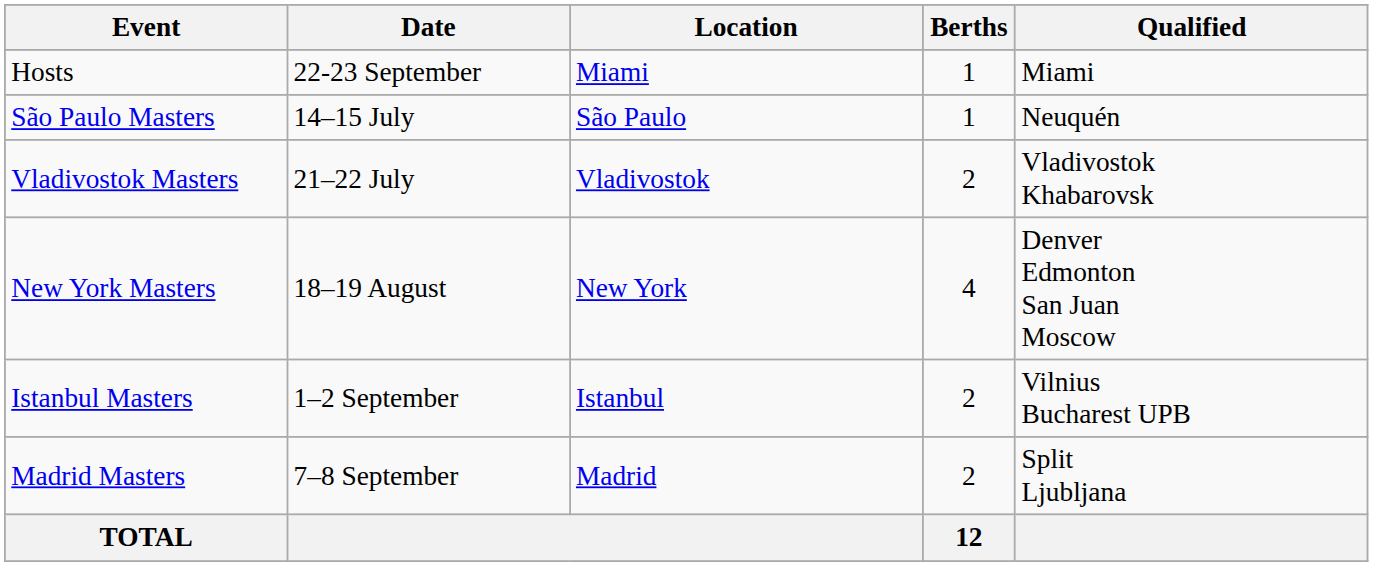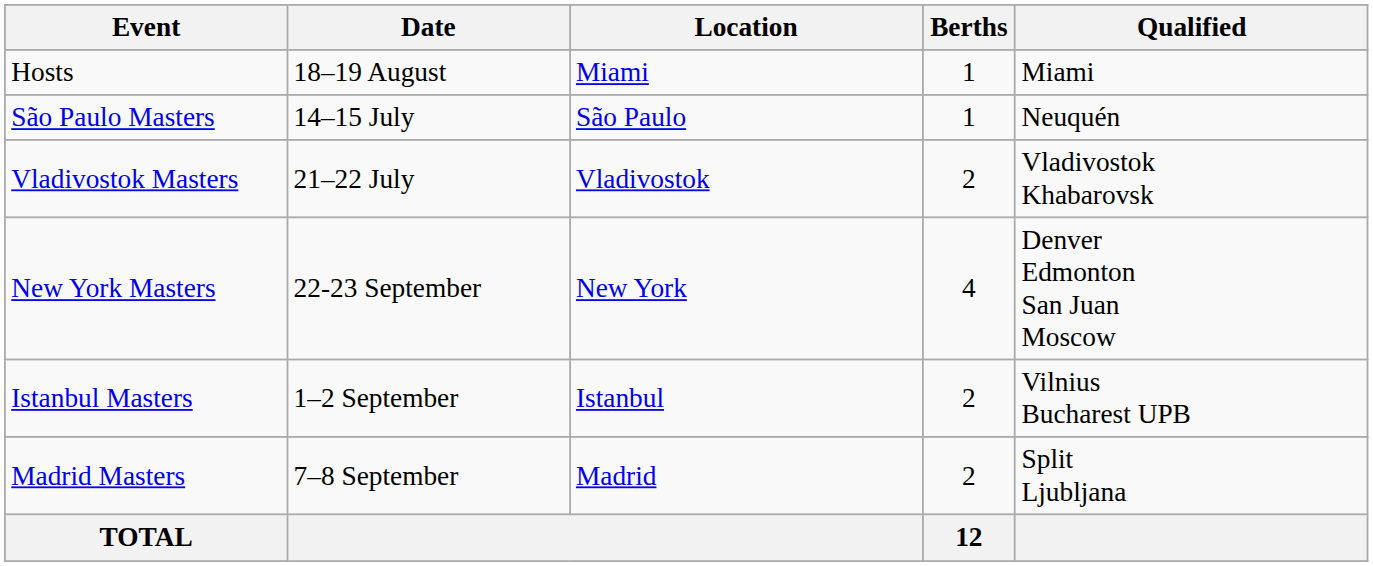(387, 72) 22-23 September -> (370, 72) 18–19 August
(370, 288) 18–19 August -> (387, 288) 22-23 September
